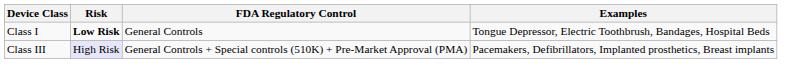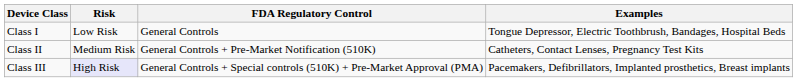(96, 31) bold -> (95, 31) normal
+ row: (24, 49)
